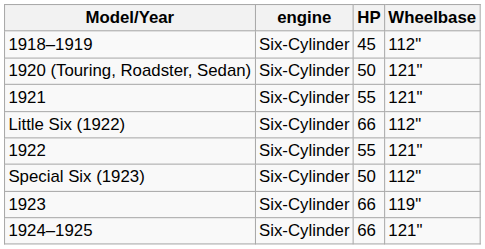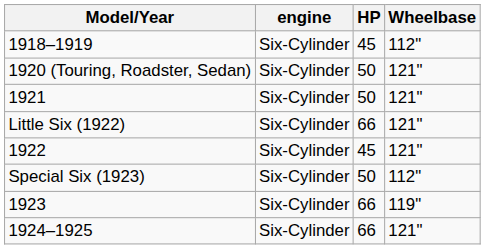(367, 97) 55 -> (367, 97) 50
(405, 124) 112" -> (405, 124) 121"
(367, 151) 55 -> (367, 151) 45
